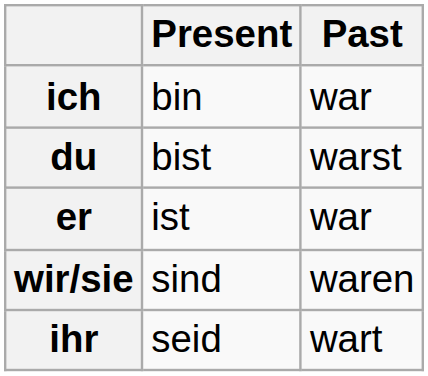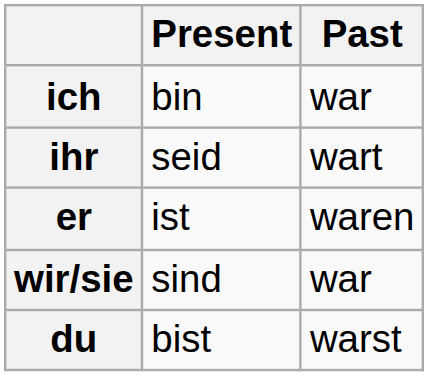rows swapped: (74, 156) <-> (74, 339)
(341, 217) war -> (362, 217) waren
(362, 278) waren -> (341, 278) war
